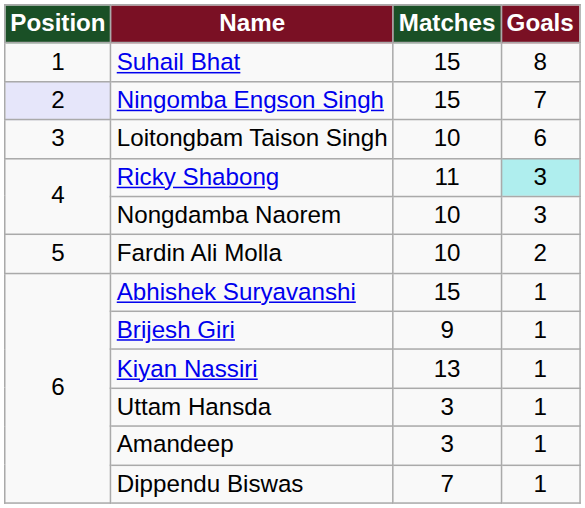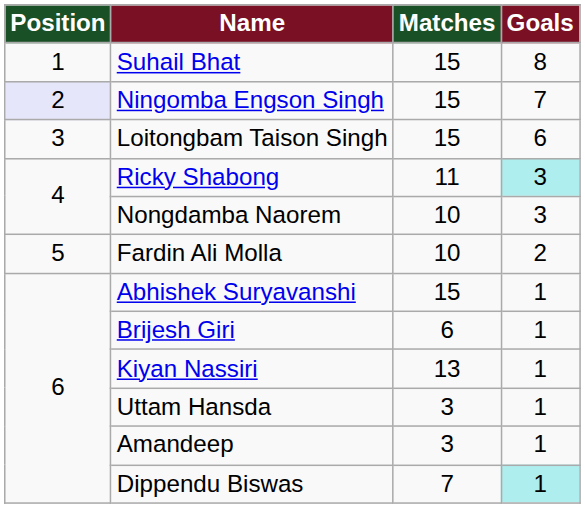(447, 138) 10 -> (447, 138) 15
(447, 330) 9 -> (447, 330) 6
(540, 483) no background -> (540, 483) paleturquoise background
